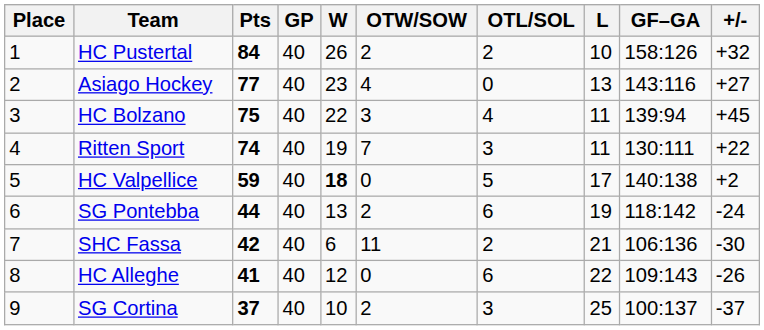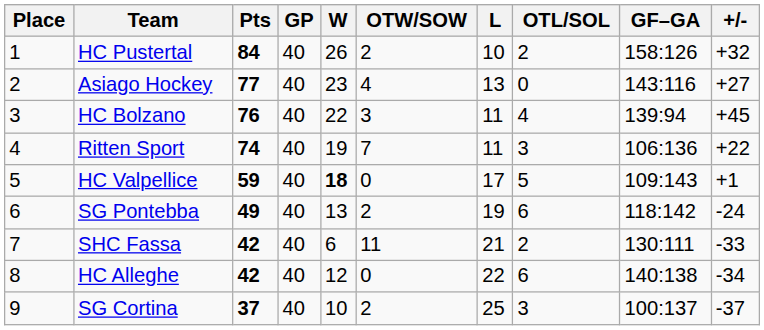columns swapped: (602, 20) <-> (531, 20)
(249, 116) 75 -> (249, 116) 76
(660, 148) 130:111 -> (661, 148) 106:136
(661, 180) 140:138 -> (661, 180) 109:143
(727, 180) +2 -> (727, 180) +1
(249, 212) 44 -> (249, 212) 49
(661, 244) 106:136 -> (660, 244) 130:111
(730, 244) -30 -> (730, 244) -33
(249, 276) 41 -> (249, 276) 42
(661, 276) 109:143 -> (661, 276) 140:138
(730, 276) -26 -> (730, 276) -34
